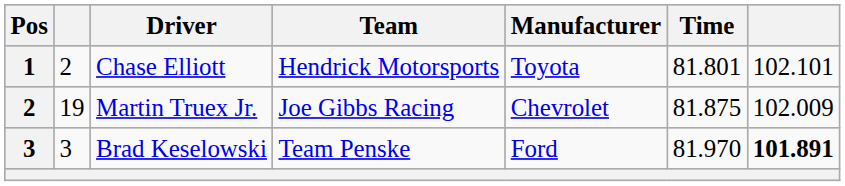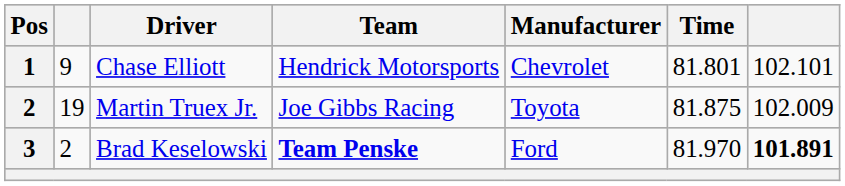(66, 66) 2 -> (66, 66) 9
(545, 66) Toyota -> (560, 66) Chevrolet
(560, 107) Chevrolet -> (545, 107) Toyota
(66, 148) 3 -> (66, 148) 2
(344, 148) normal -> (348, 148) bold
